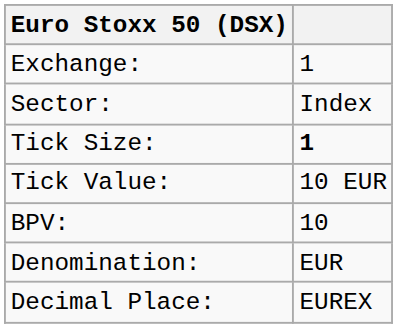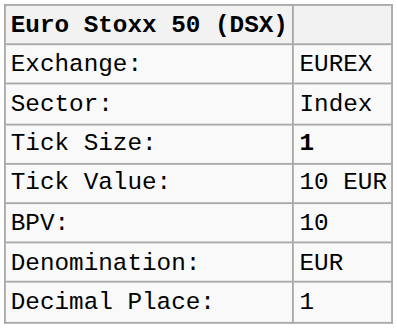(307, 64) 1 -> (336, 64) EUREX
(336, 302) EUREX -> (307, 302) 1
